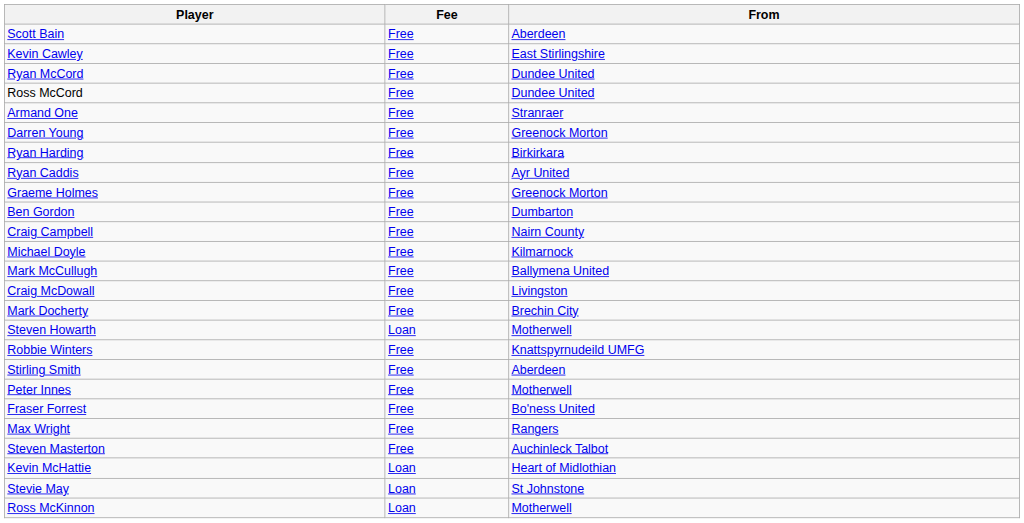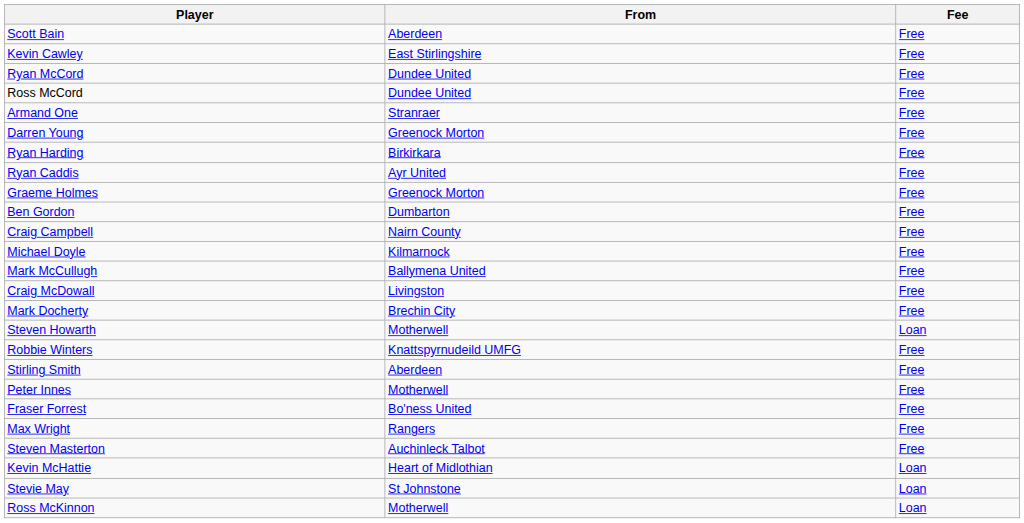columns swapped: (764, 14) <-> (447, 14)
